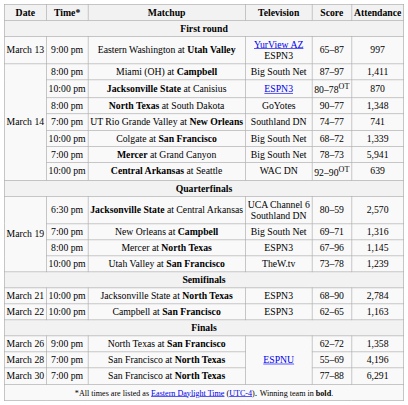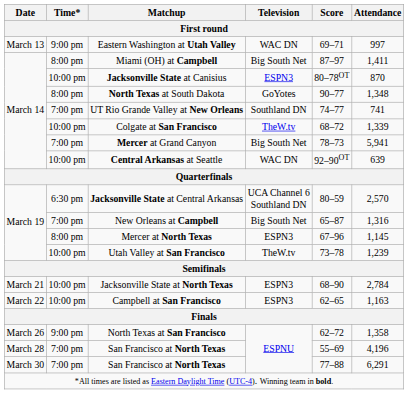(279, 50) YurView AZ ESPN3 -> (279, 44) WAC DN
(332, 50) 65–87 -> (332, 44) 69–71
(279, 138) Big South Net -> (279, 126) TheW.tv
(332, 232) 69–71 -> (332, 220) 65–87
